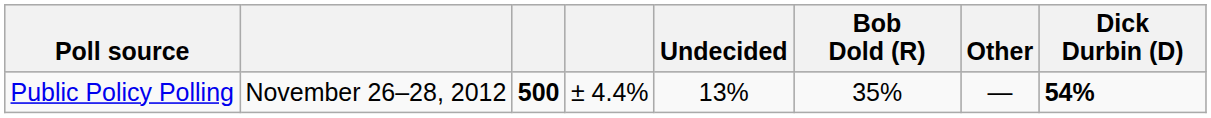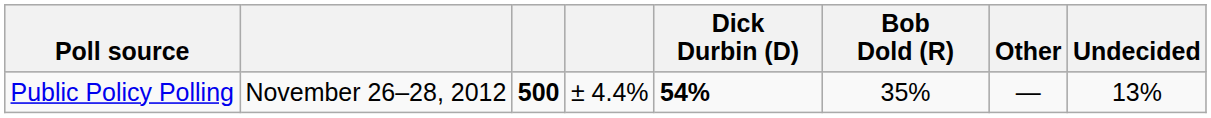columns swapped: (1123, 38) <-> (724, 52)
